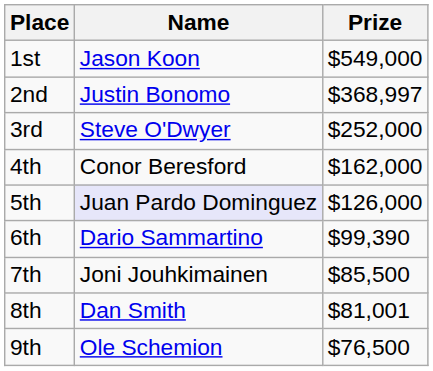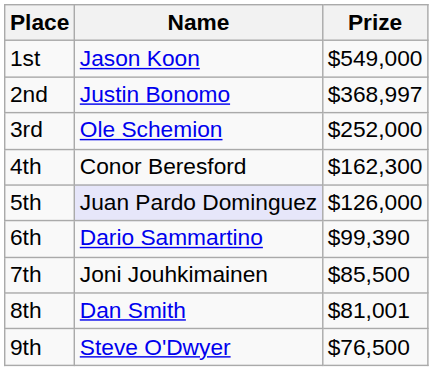(155, 130) Steve O'Dwyer -> (151, 130) Ole Schemion
(375, 166) $162,000 -> (375, 166) $162,300
(151, 346) Ole Schemion -> (155, 346) Steve O'Dwyer
